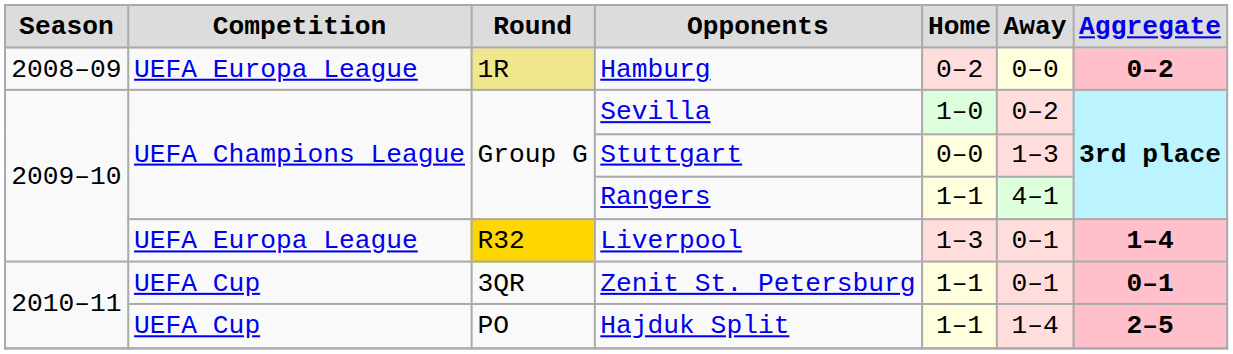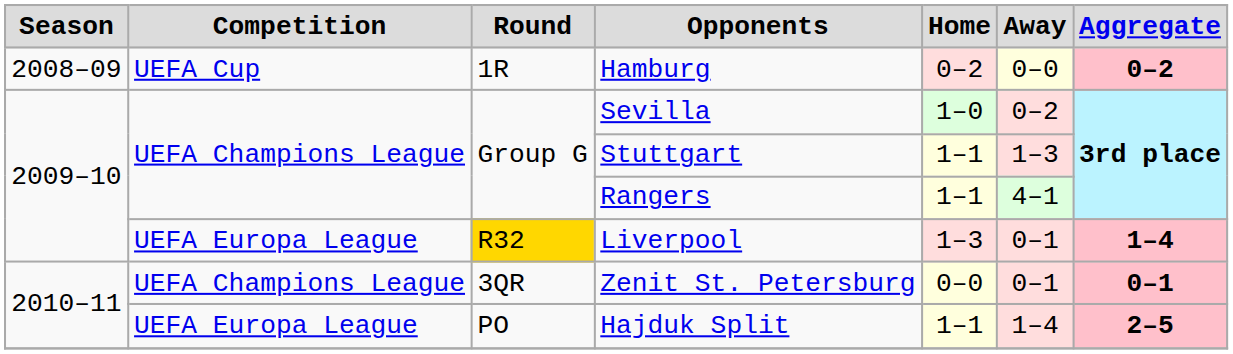(276, 69) UEFA Europa League -> (197, 69) UEFA Cup
(493, 69) khaki background -> (493, 69) no background
(960, 155) 0–0 -> (960, 155) 1–1
(197, 283) UEFA Cup -> (300, 283) UEFA Champions League
(960, 283) 1–1 -> (960, 283) 0–0
(197, 326) UEFA Cup -> (276, 326) UEFA Europa League
